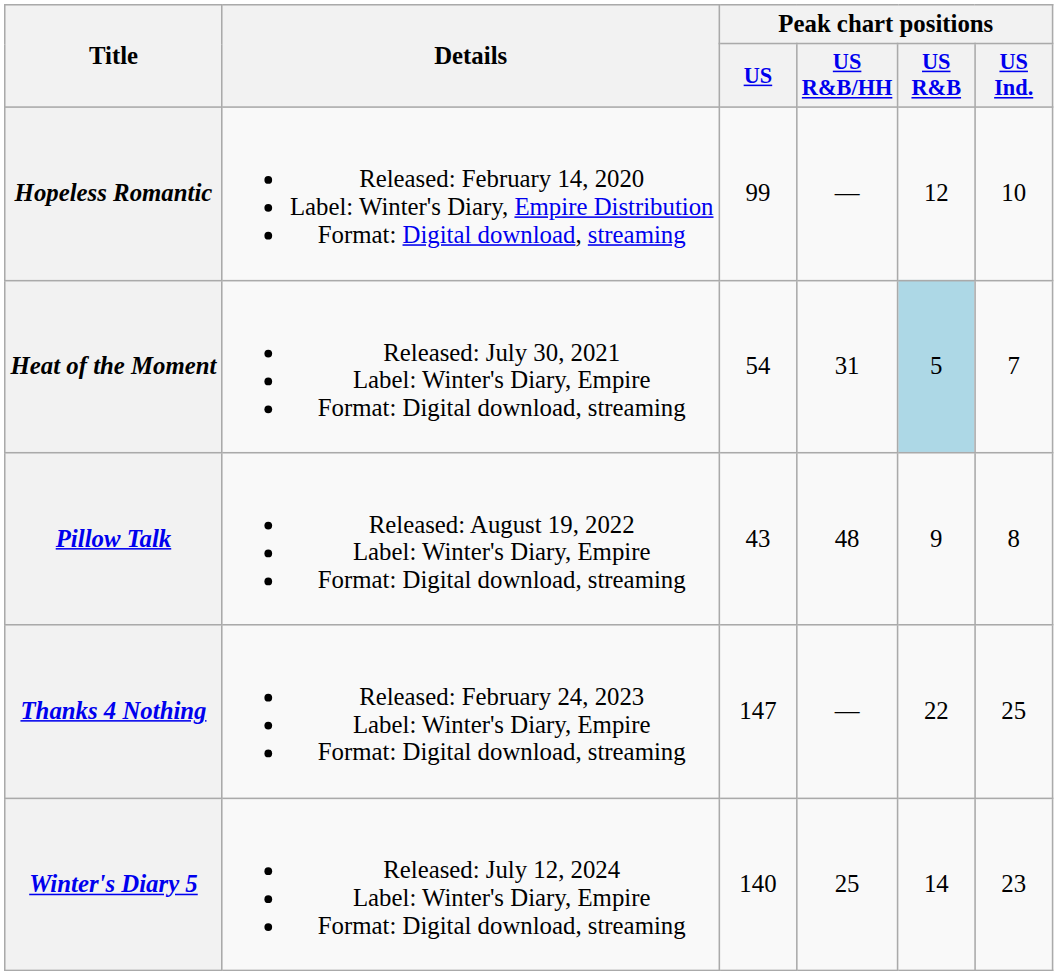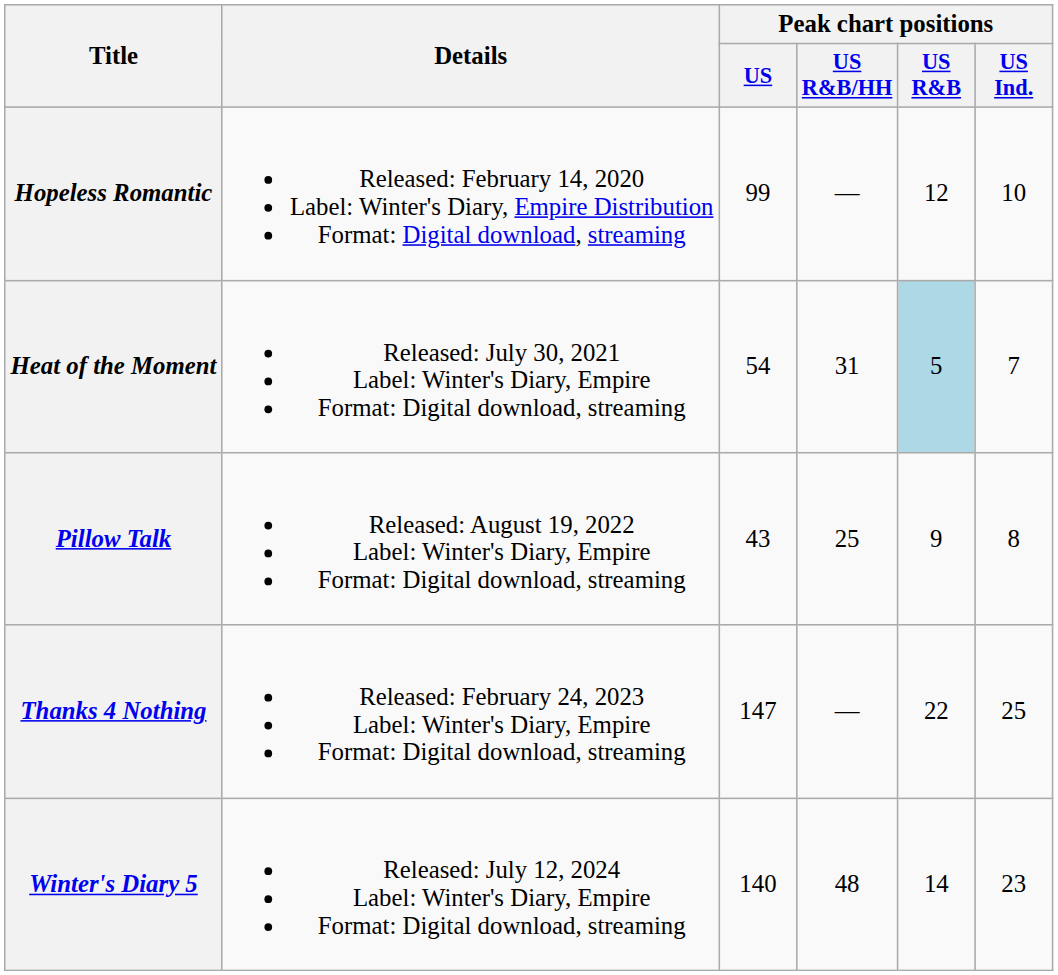(847, 538) 48 -> (847, 538) 25
(847, 883) 25 -> (847, 883) 48
